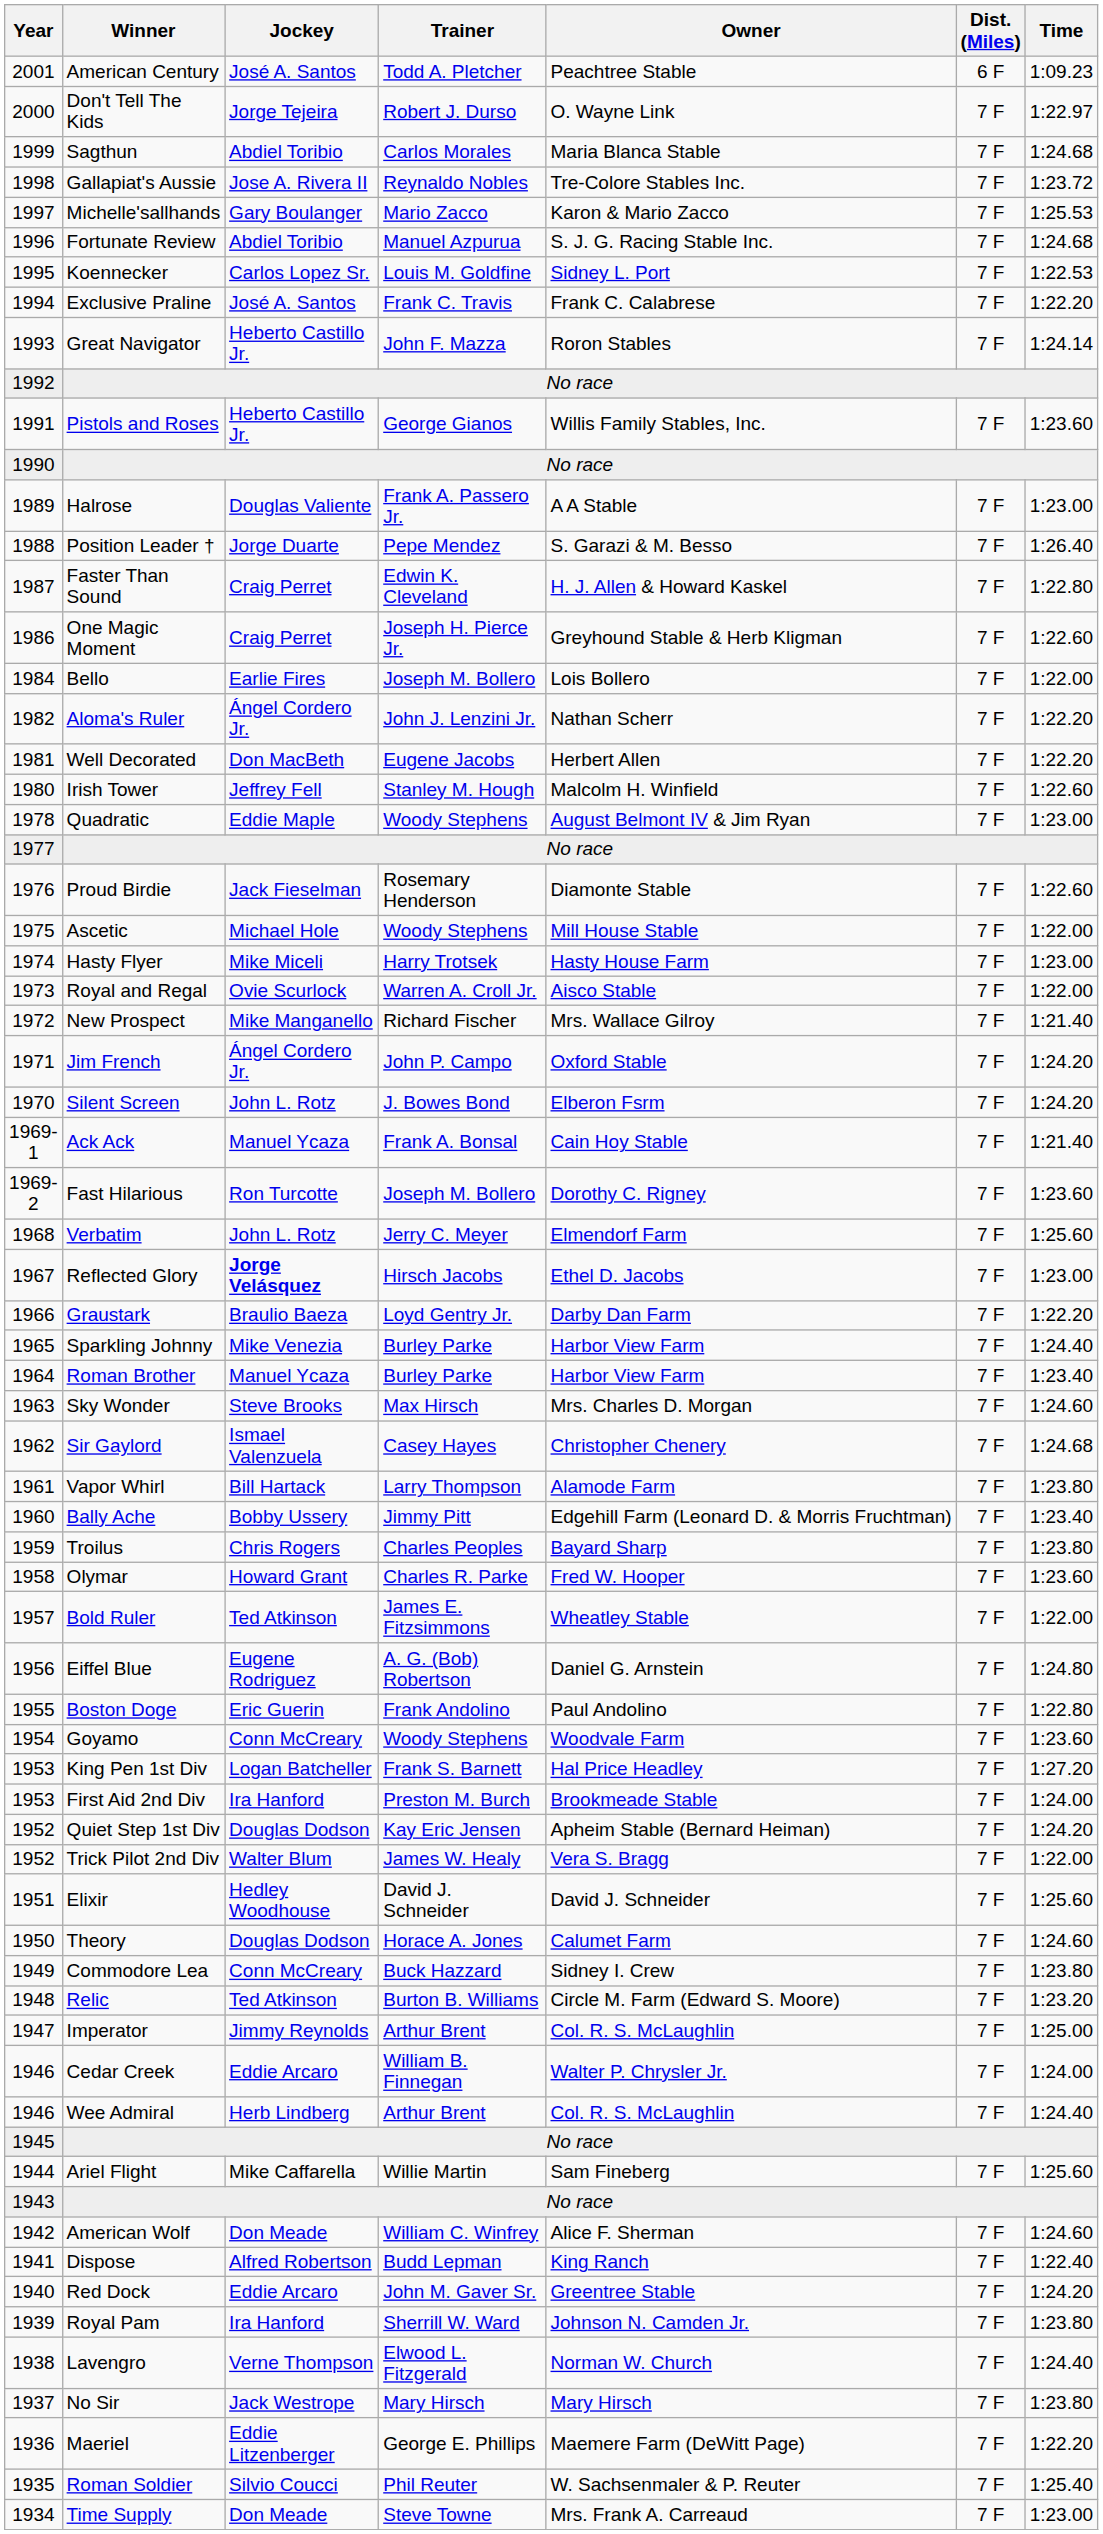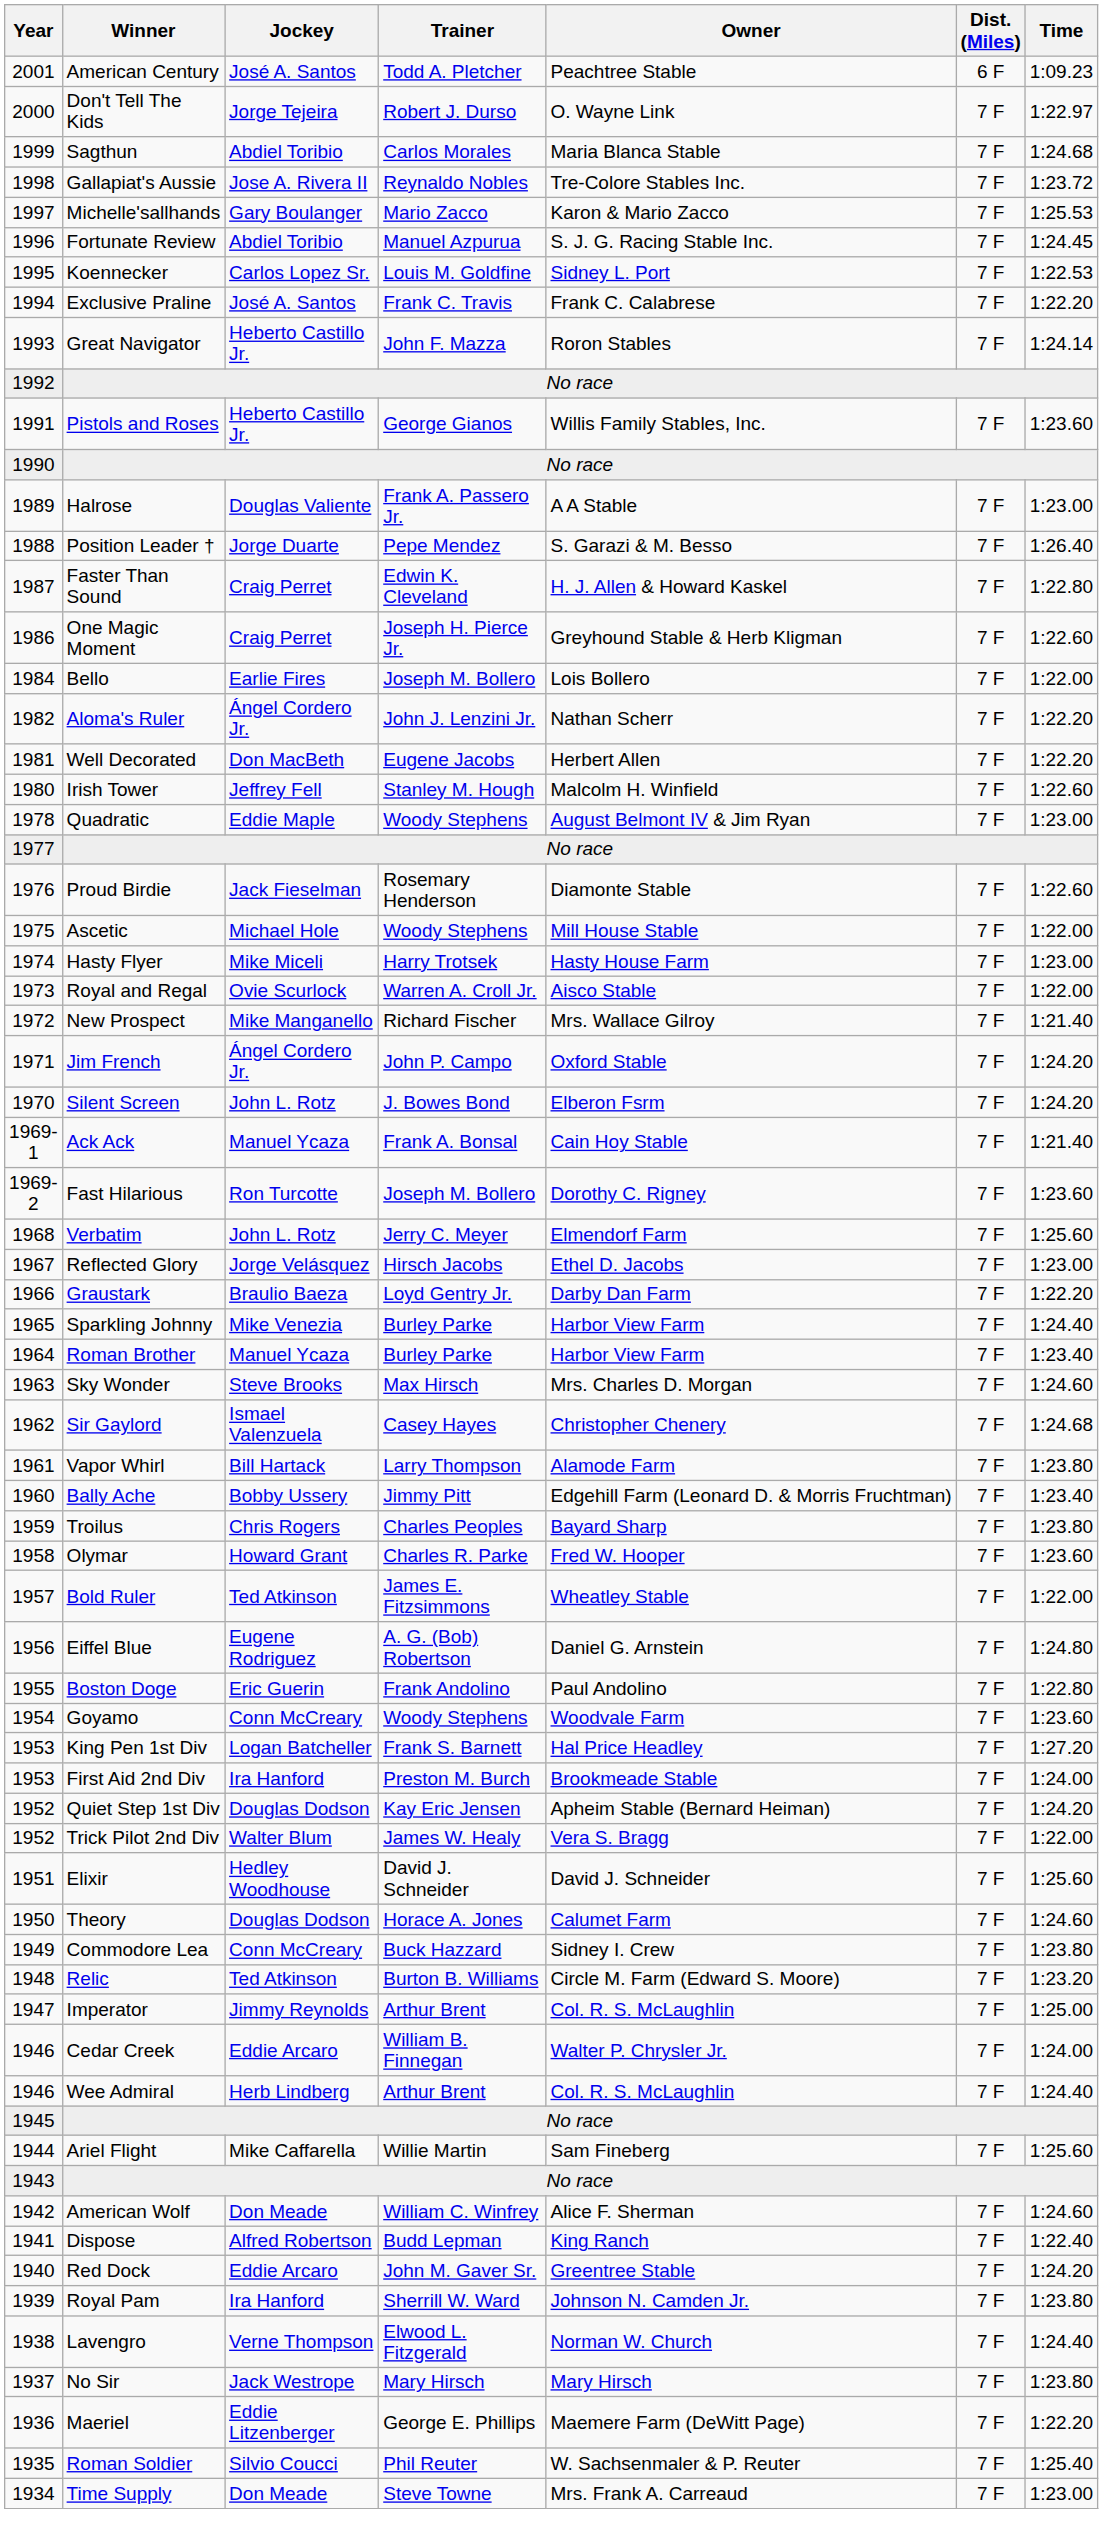(1061, 242) 1:24.68 -> (1061, 242) 1:24.45
(275, 1275) bold -> (299, 1264) normal
